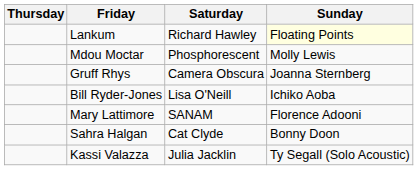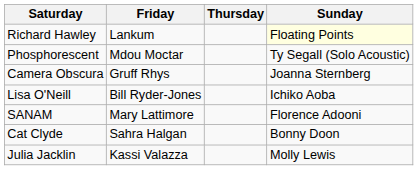columns swapped: (36, 14) <-> (216, 14)
(303, 54) Molly Lewis -> (340, 54) Ty Segall (Solo Acoustic)
(340, 154) Ty Segall (Solo Acoustic) -> (303, 154) Molly Lewis
